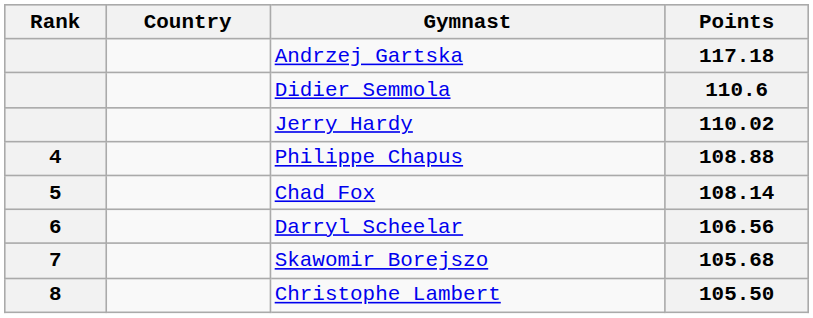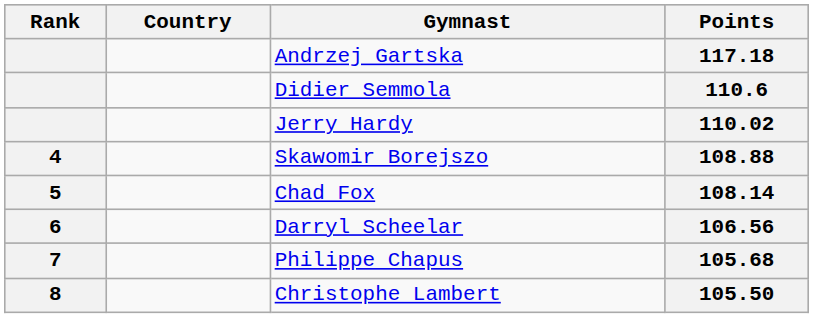(369, 158) Philippe Chapus -> (381, 158) Skawomir Borejszo
(381, 261) Skawomir Borejszo -> (369, 261) Philippe Chapus
